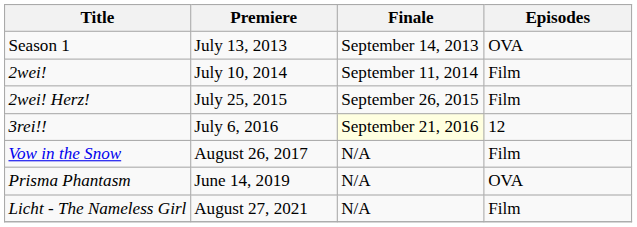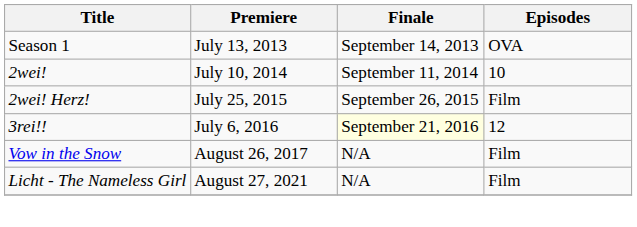(504, 72) Film -> (497, 72) 10
- row: (70, 180)
